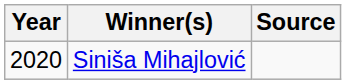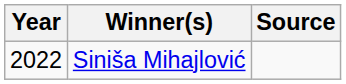(36, 60) 2020 -> (36, 60) 2022
